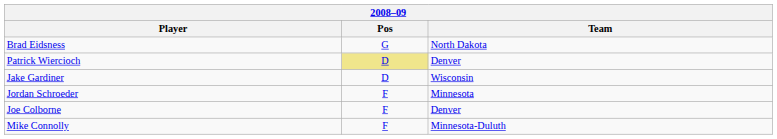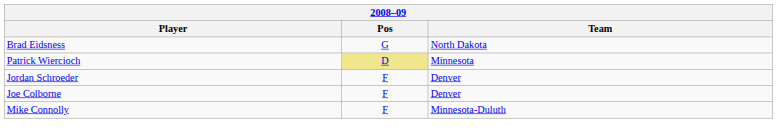(446, 61) Denver -> (452, 61) Minnesota
- row: (35, 77)
(452, 93) Minnesota -> (446, 77) Denver
